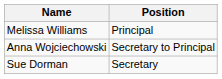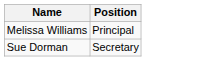- row: (57, 47)
